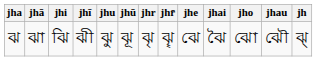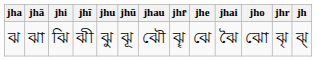columns swapped: (148, 13) <-> (277, 13)
